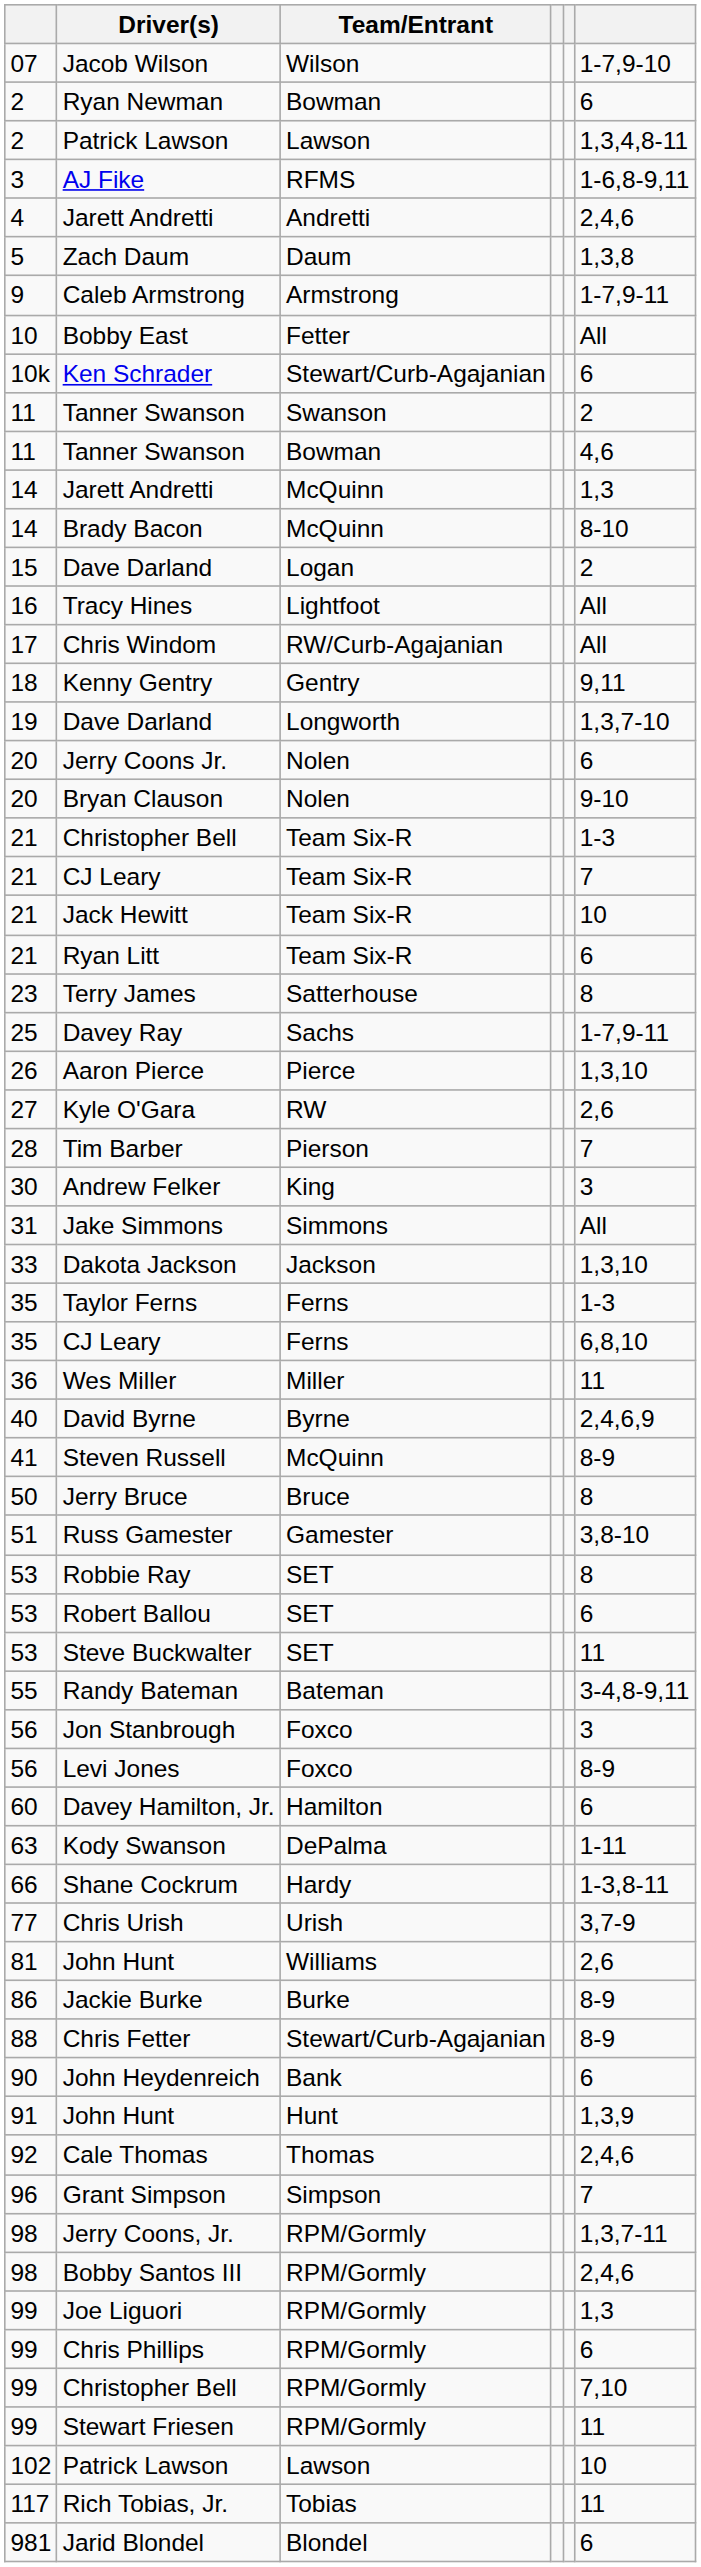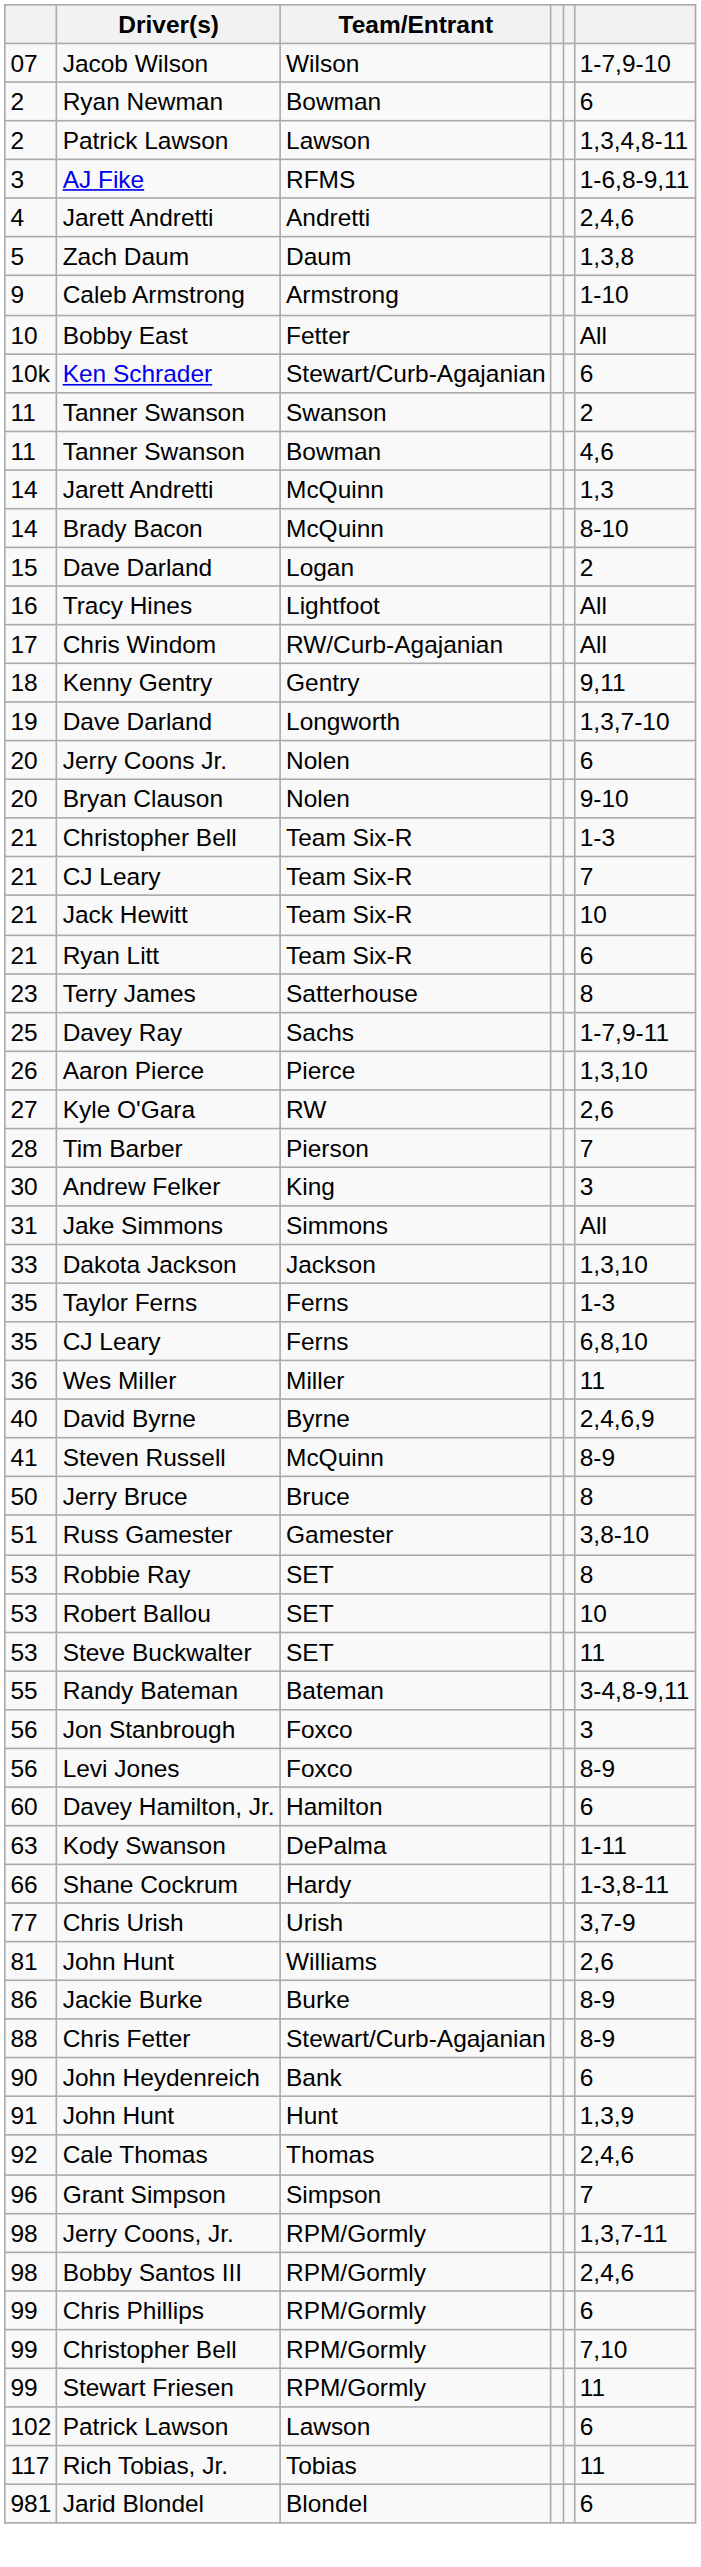(624, 296) 1-7,9-11 -> (604, 296) 1-10
(587, 1613) 6 -> (593, 1613) 10
- row: (24, 2310)
(593, 2465) 10 -> (587, 2426) 6
